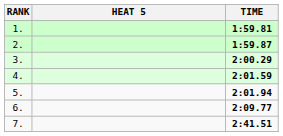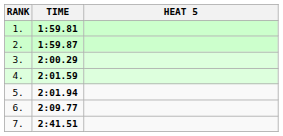columns swapped: (129, 12) <-> (252, 12)
